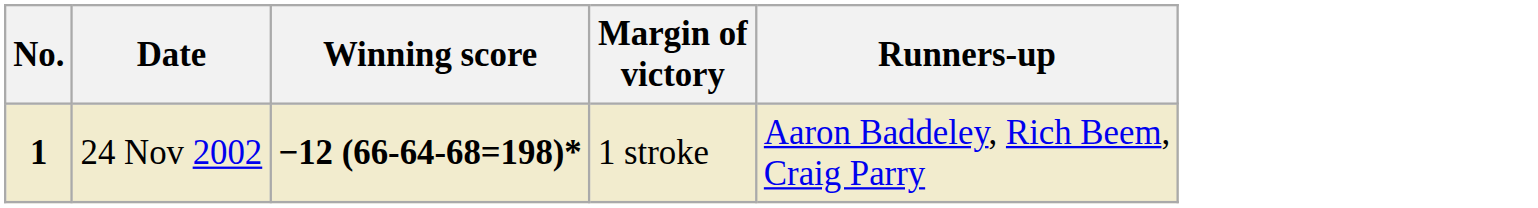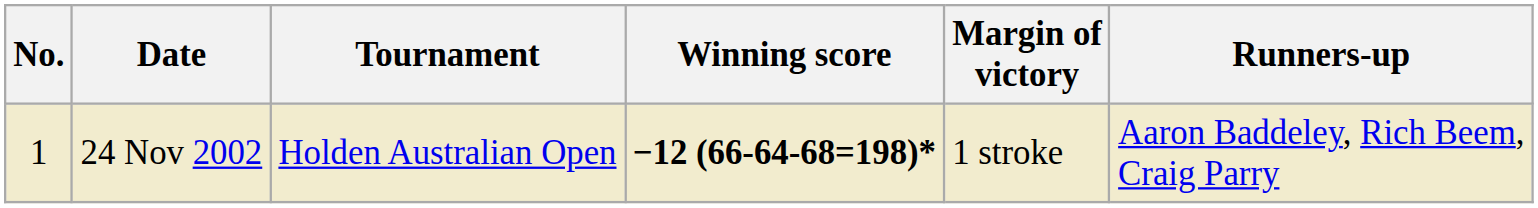+ column: (447, 53)
(39, 152) bold -> (39, 152) normal
